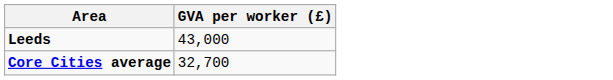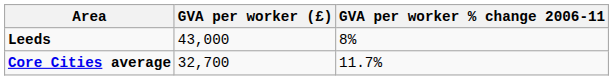+ column: (472, 16)
